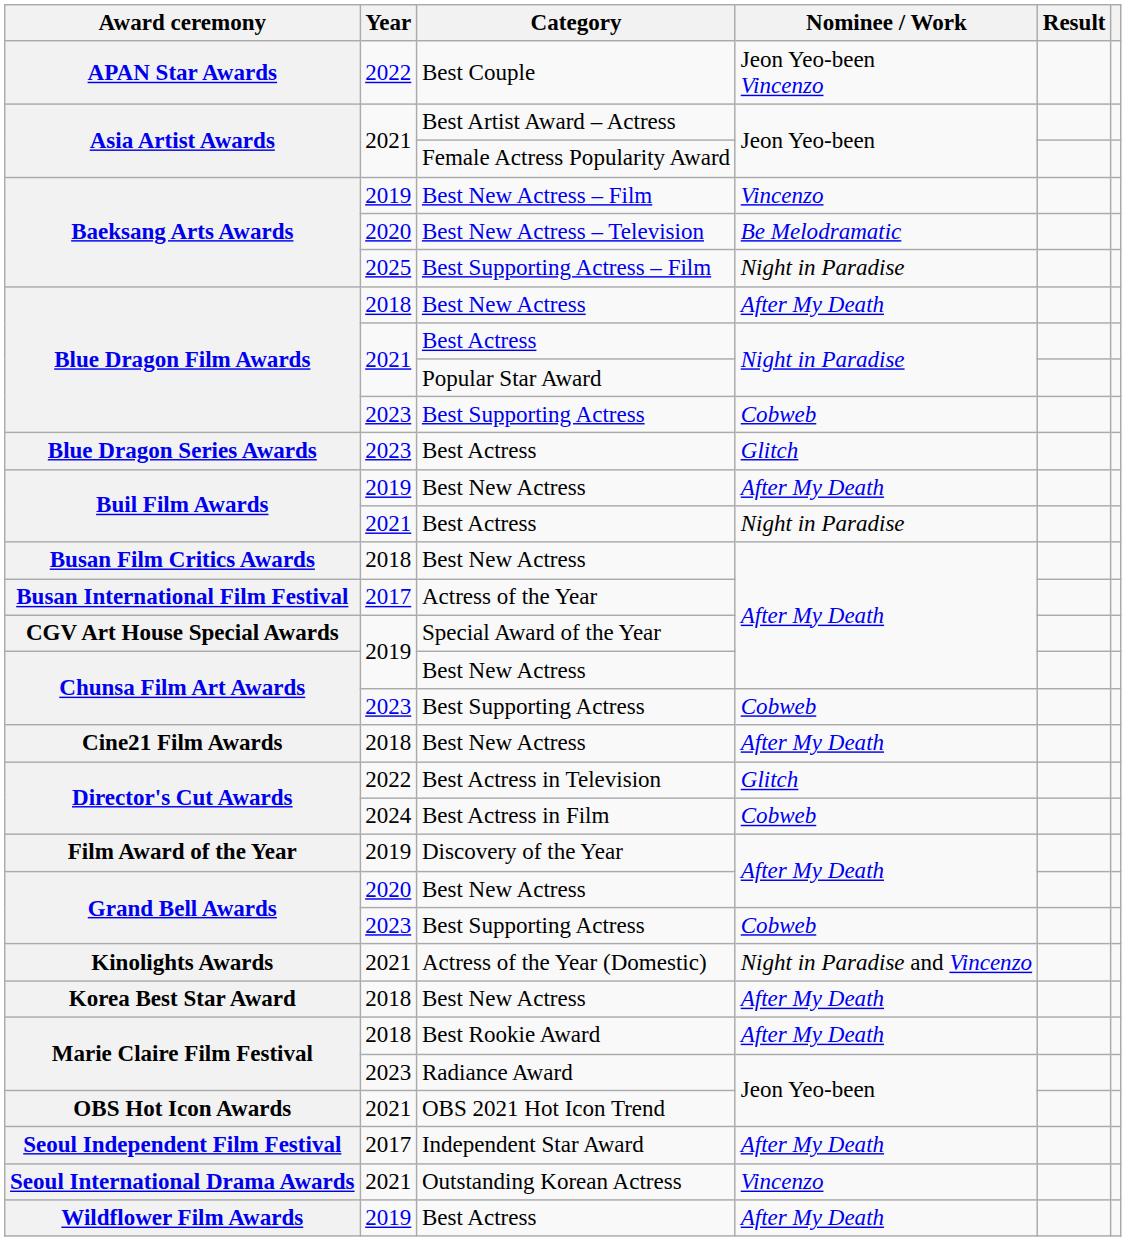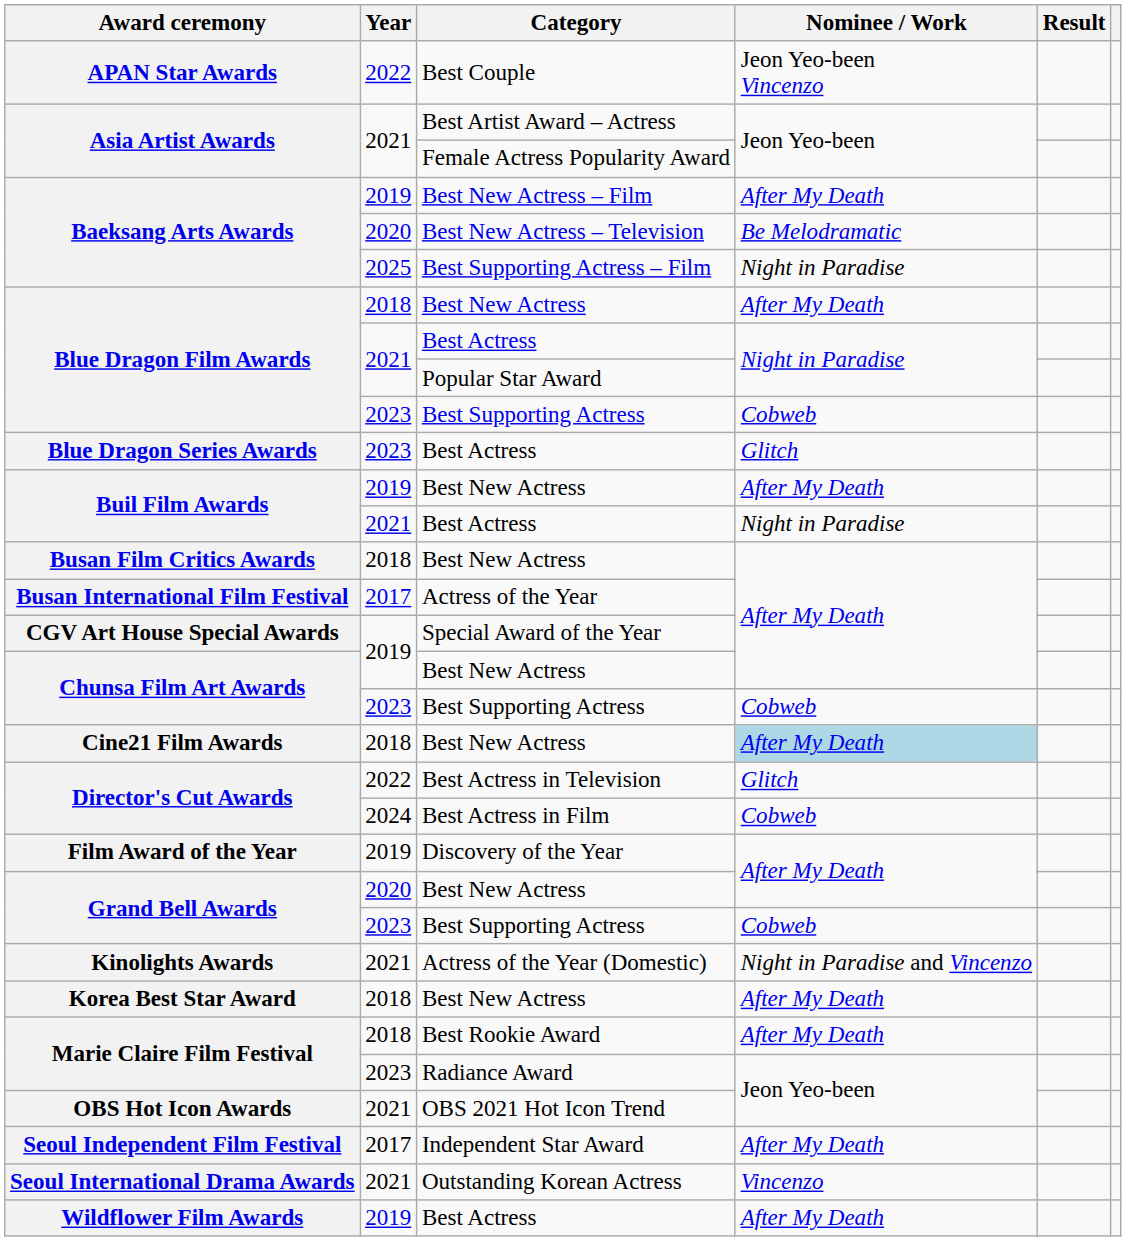(782, 194) Vincenzo -> (812, 194) After My Death
(812, 742) no background -> (812, 742) lightblue background
